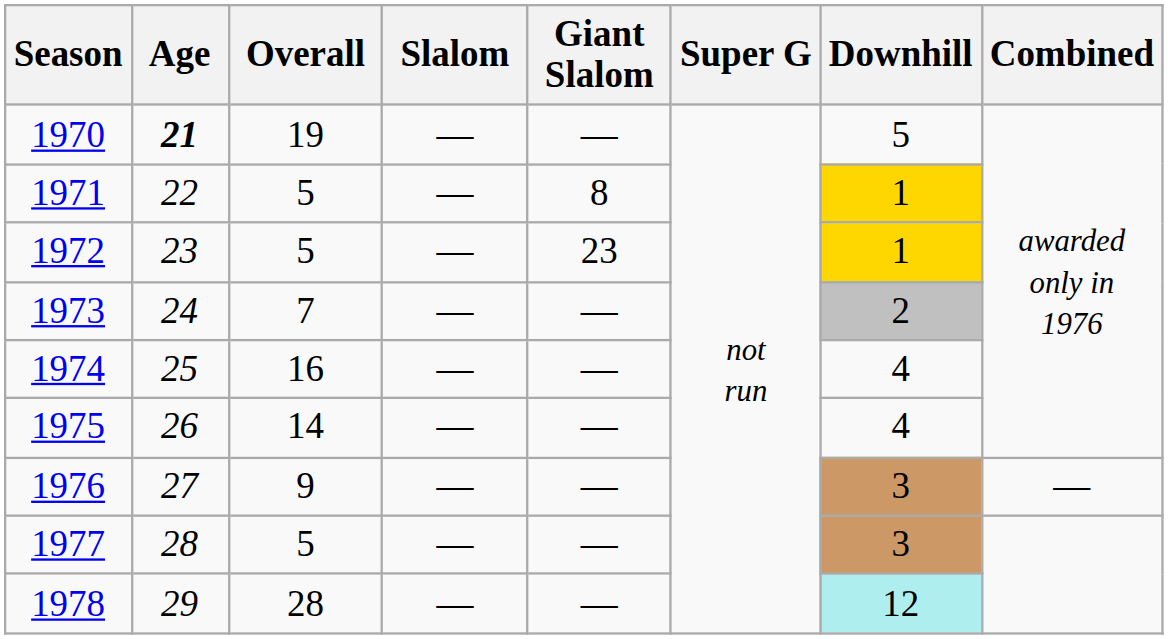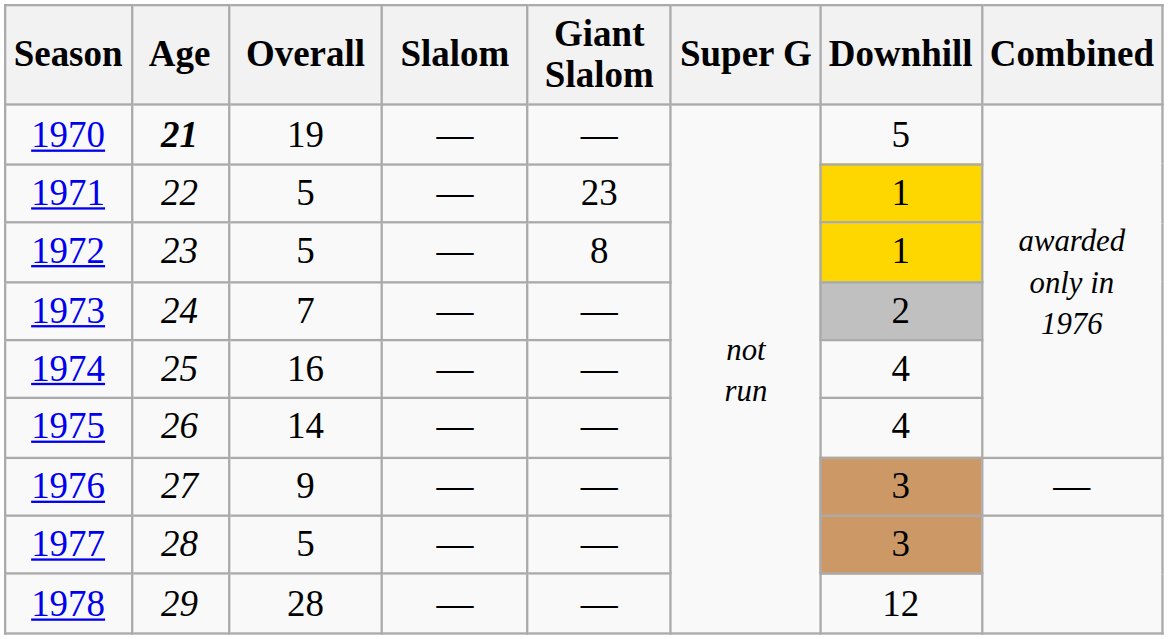(599, 192) 8 -> (599, 192) 23
(599, 251) 23 -> (599, 251) 8
(901, 602) paleturquoise background -> (901, 602) no background
